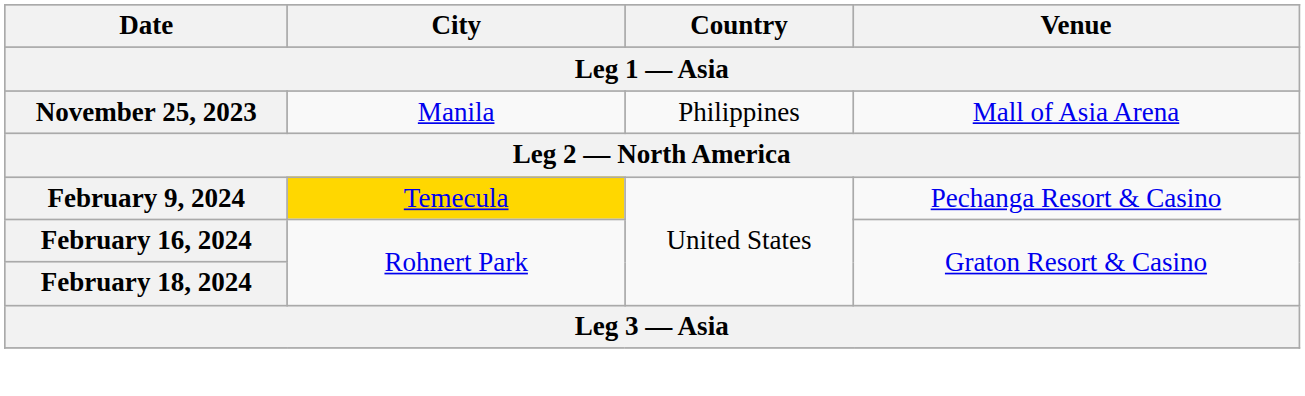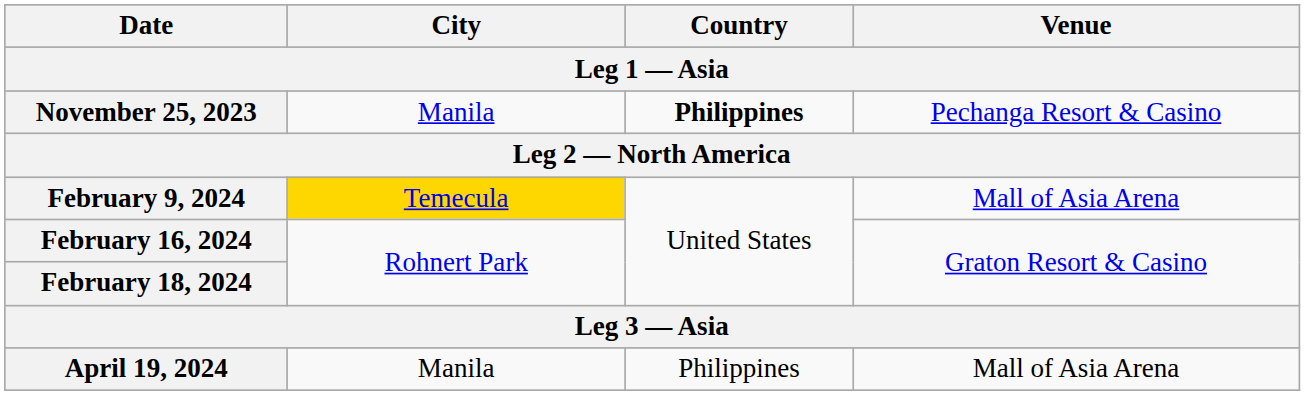(739, 111) normal -> (739, 111) bold
(1076, 111) Mall of Asia Arena -> (1076, 111) Pechanga Resort & Casino
(1076, 197) Pechanga Resort & Casino -> (1076, 197) Mall of Asia Arena
+ row: (146, 369)
